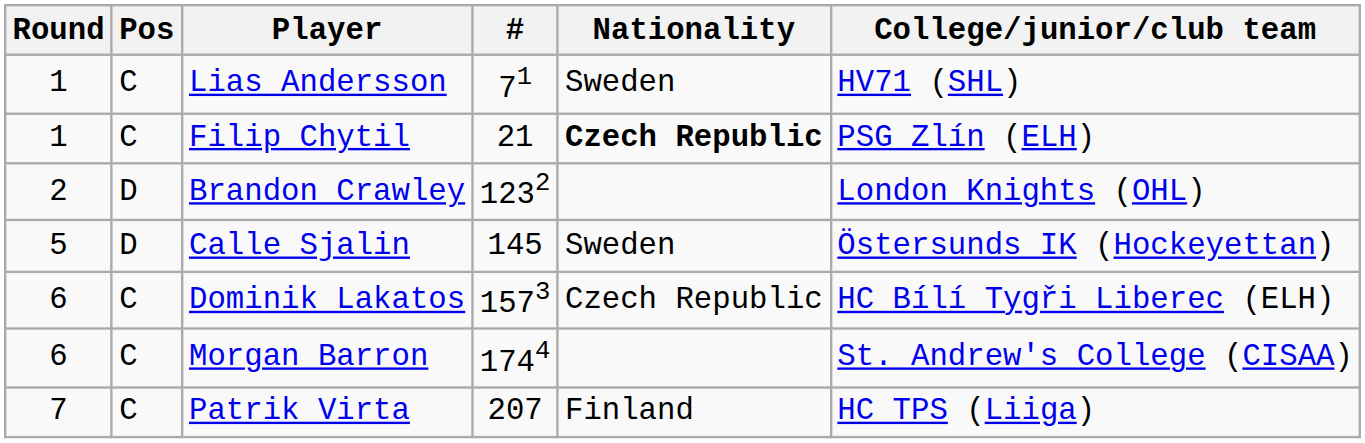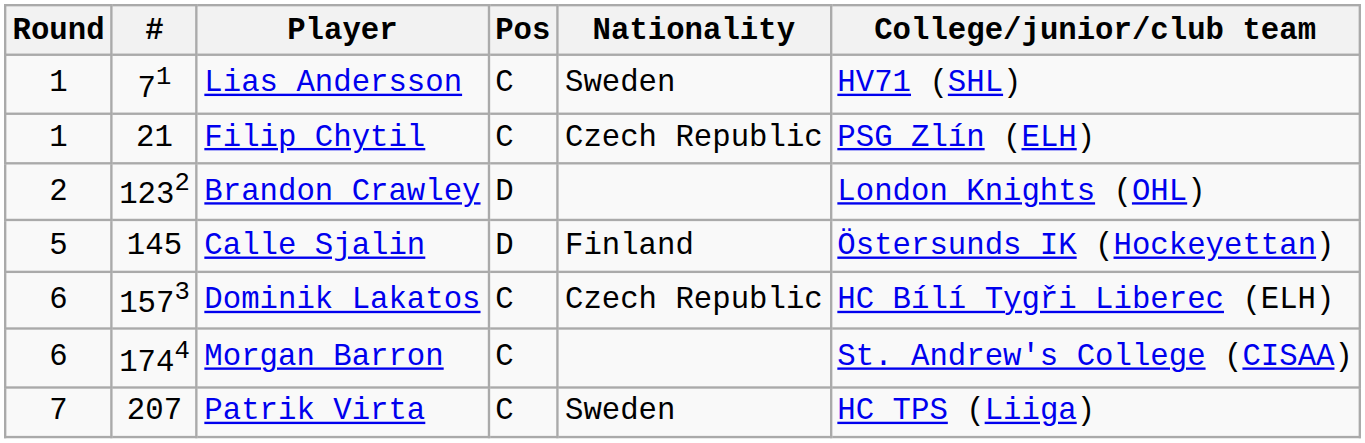columns swapped: (515, 30) <-> (147, 30)
(694, 138) bold -> (694, 138) normal
(620, 246) Sweden -> (629, 246) Finland
(629, 412) Finland -> (620, 412) Sweden
